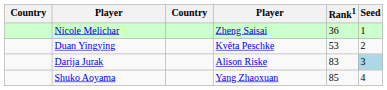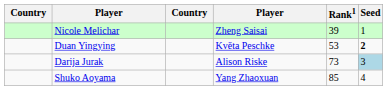(334, 30) 36 -> (334, 30) 39
(363, 46) normal -> (363, 46) bold
(334, 62) 83 -> (334, 62) 73
